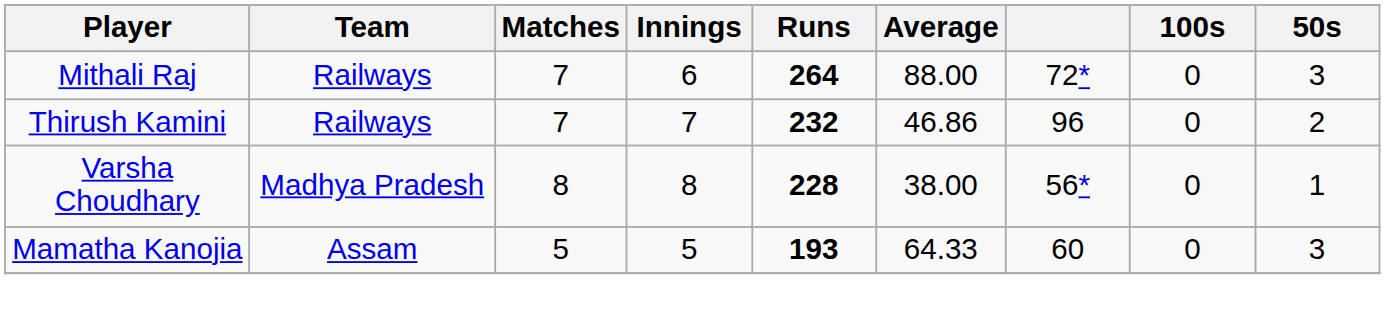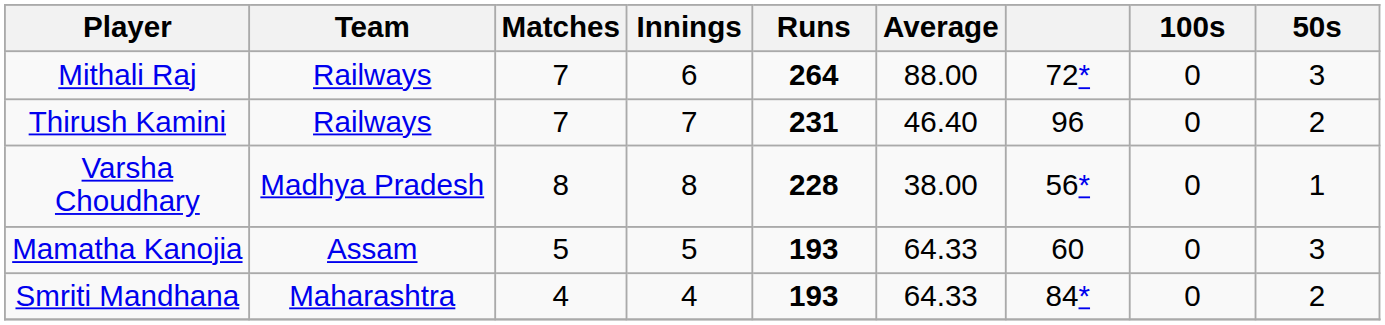(814, 121) 232 -> (814, 121) 231
(941, 121) 46.86 -> (941, 121) 46.40
+ row: (127, 295)
